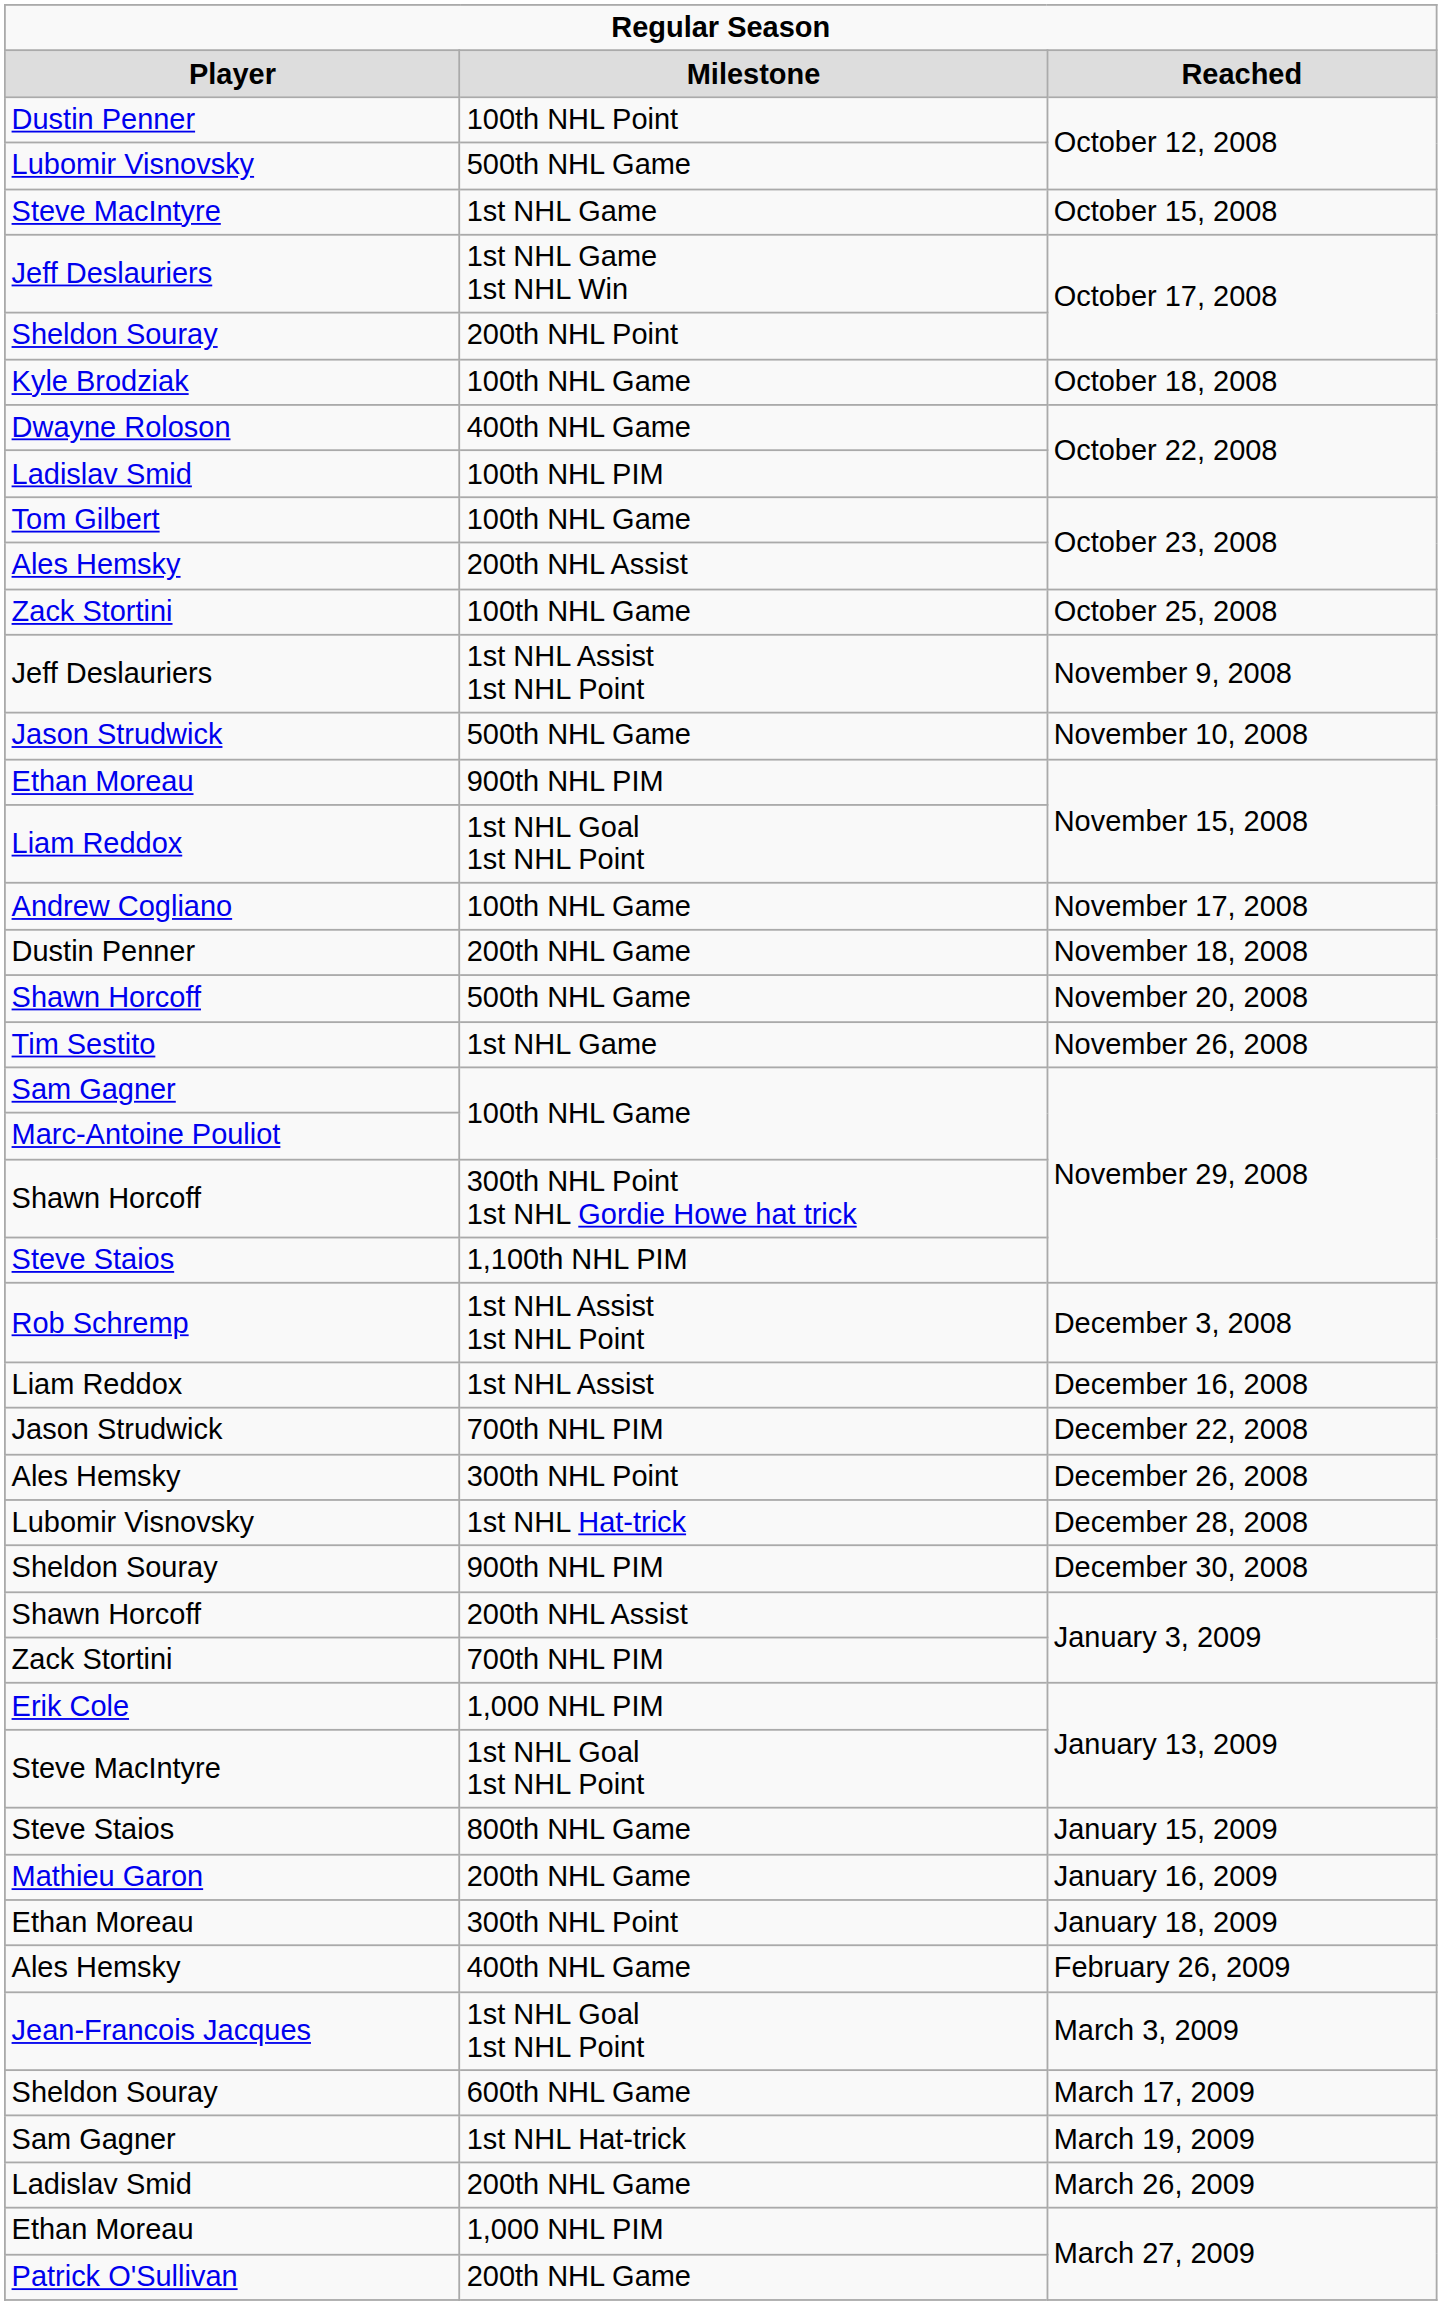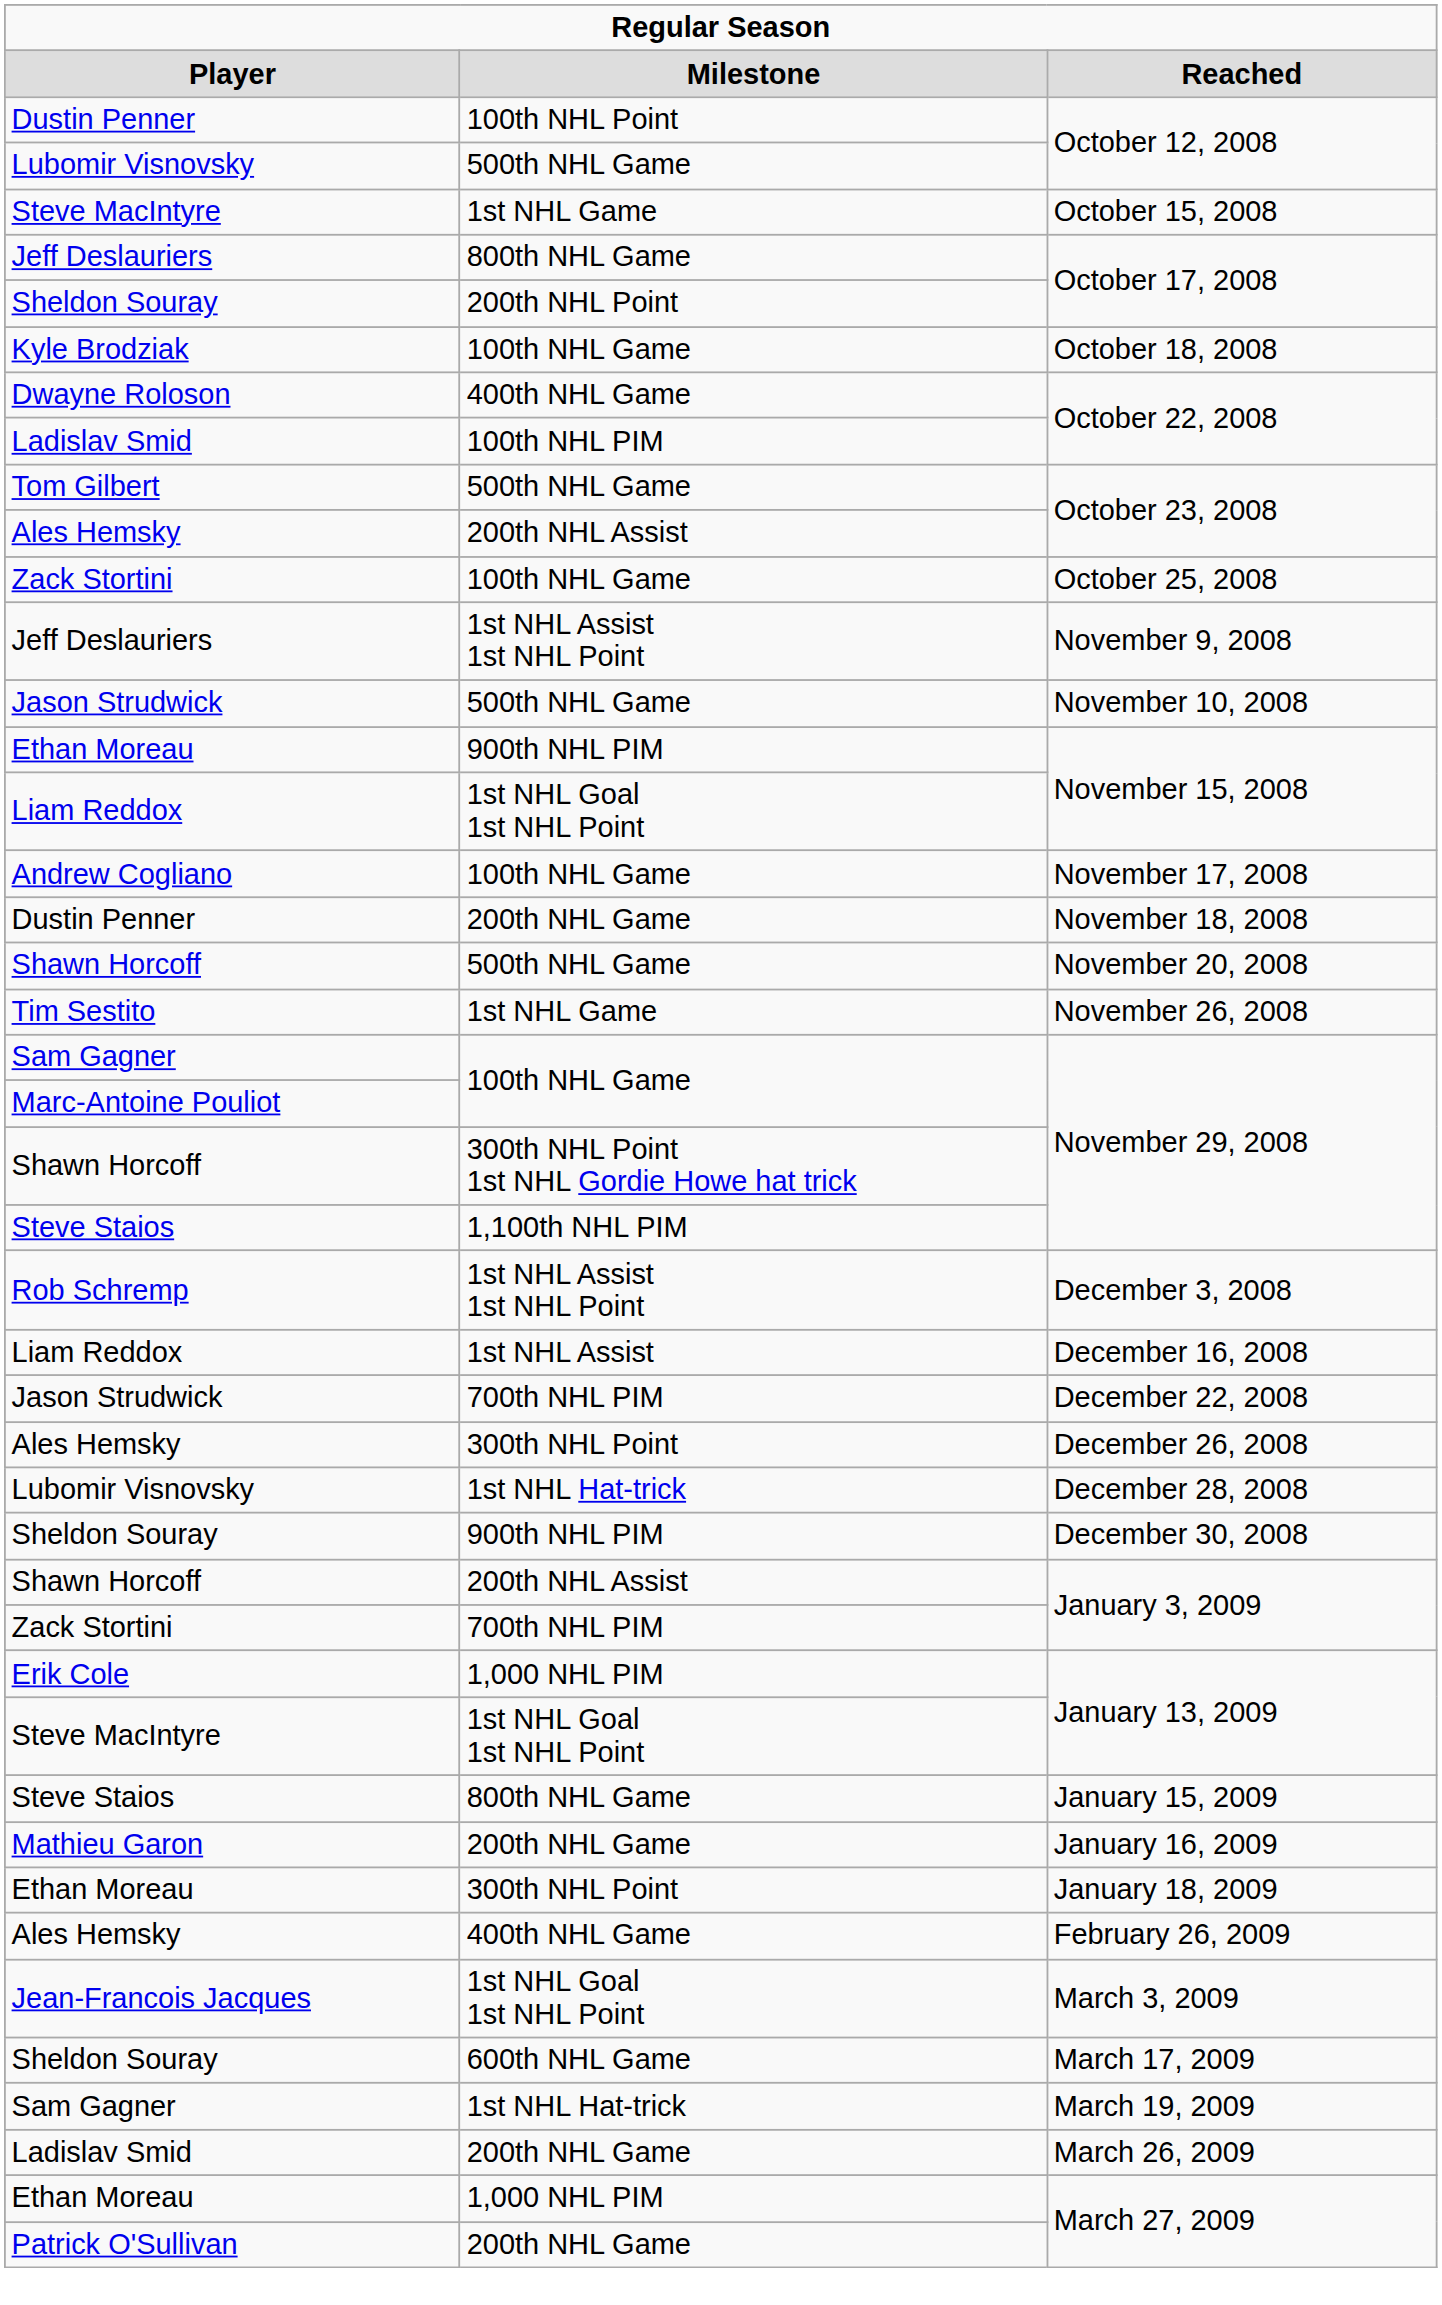(562, 273) 1st NHL Game 1st NHL Win -> (579, 257) 800th NHL Game
(579, 519) 100th NHL Game -> (579, 486) 500th NHL Game
